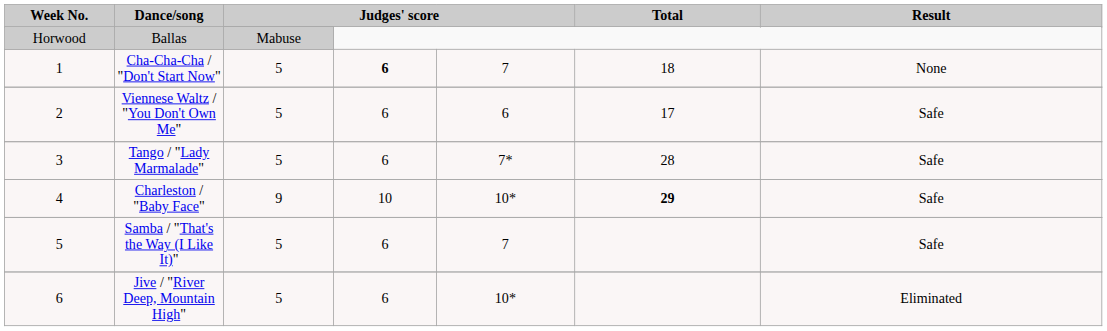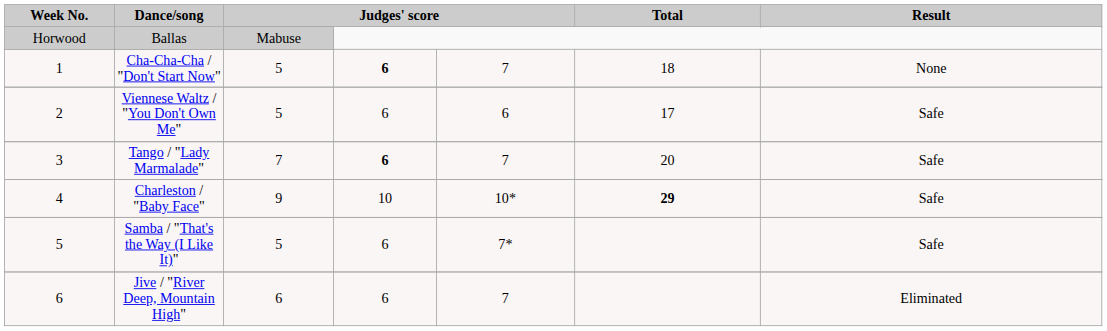(279, 160) 5 -> (279, 160) 7
(385, 160) normal -> (385, 160) bold
(505, 160) 7* -> (505, 160) 7
(667, 160) 28 -> (667, 160) 20
(505, 244) 7 -> (505, 244) 7*
(279, 298) 5 -> (279, 298) 6
(505, 298) 10* -> (505, 298) 7
